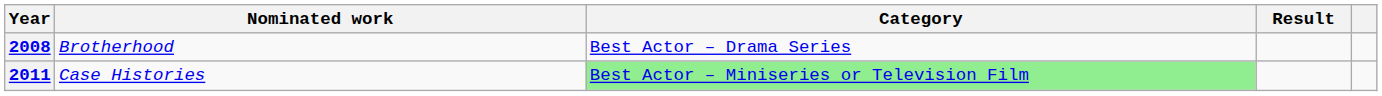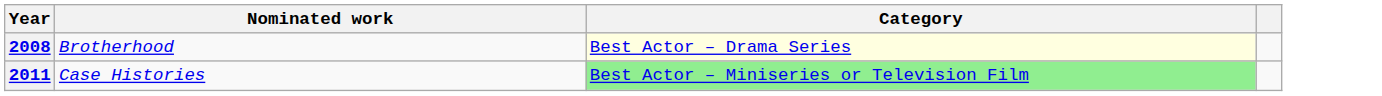- column: (1304, 19)
(721, 47) no background -> (721, 47) lightyellow background
